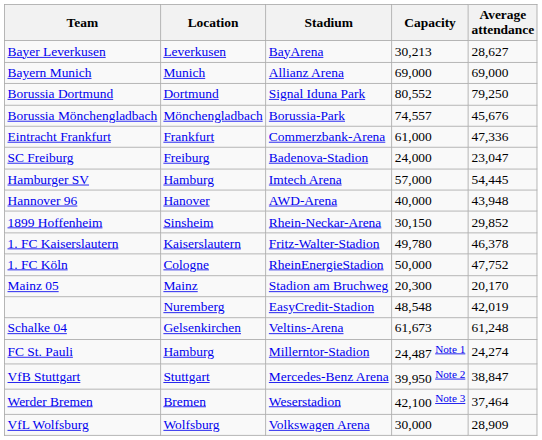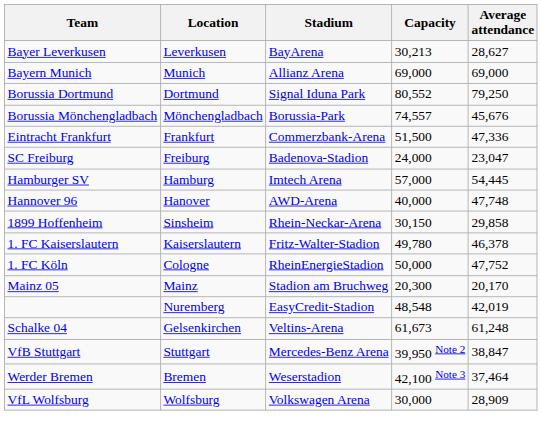(413, 136) 61,000 -> (413, 136) 51,500
(490, 200) 43,948 -> (490, 200) 47,748
(490, 222) 29,852 -> (490, 222) 29,858
- row: (40, 351)
